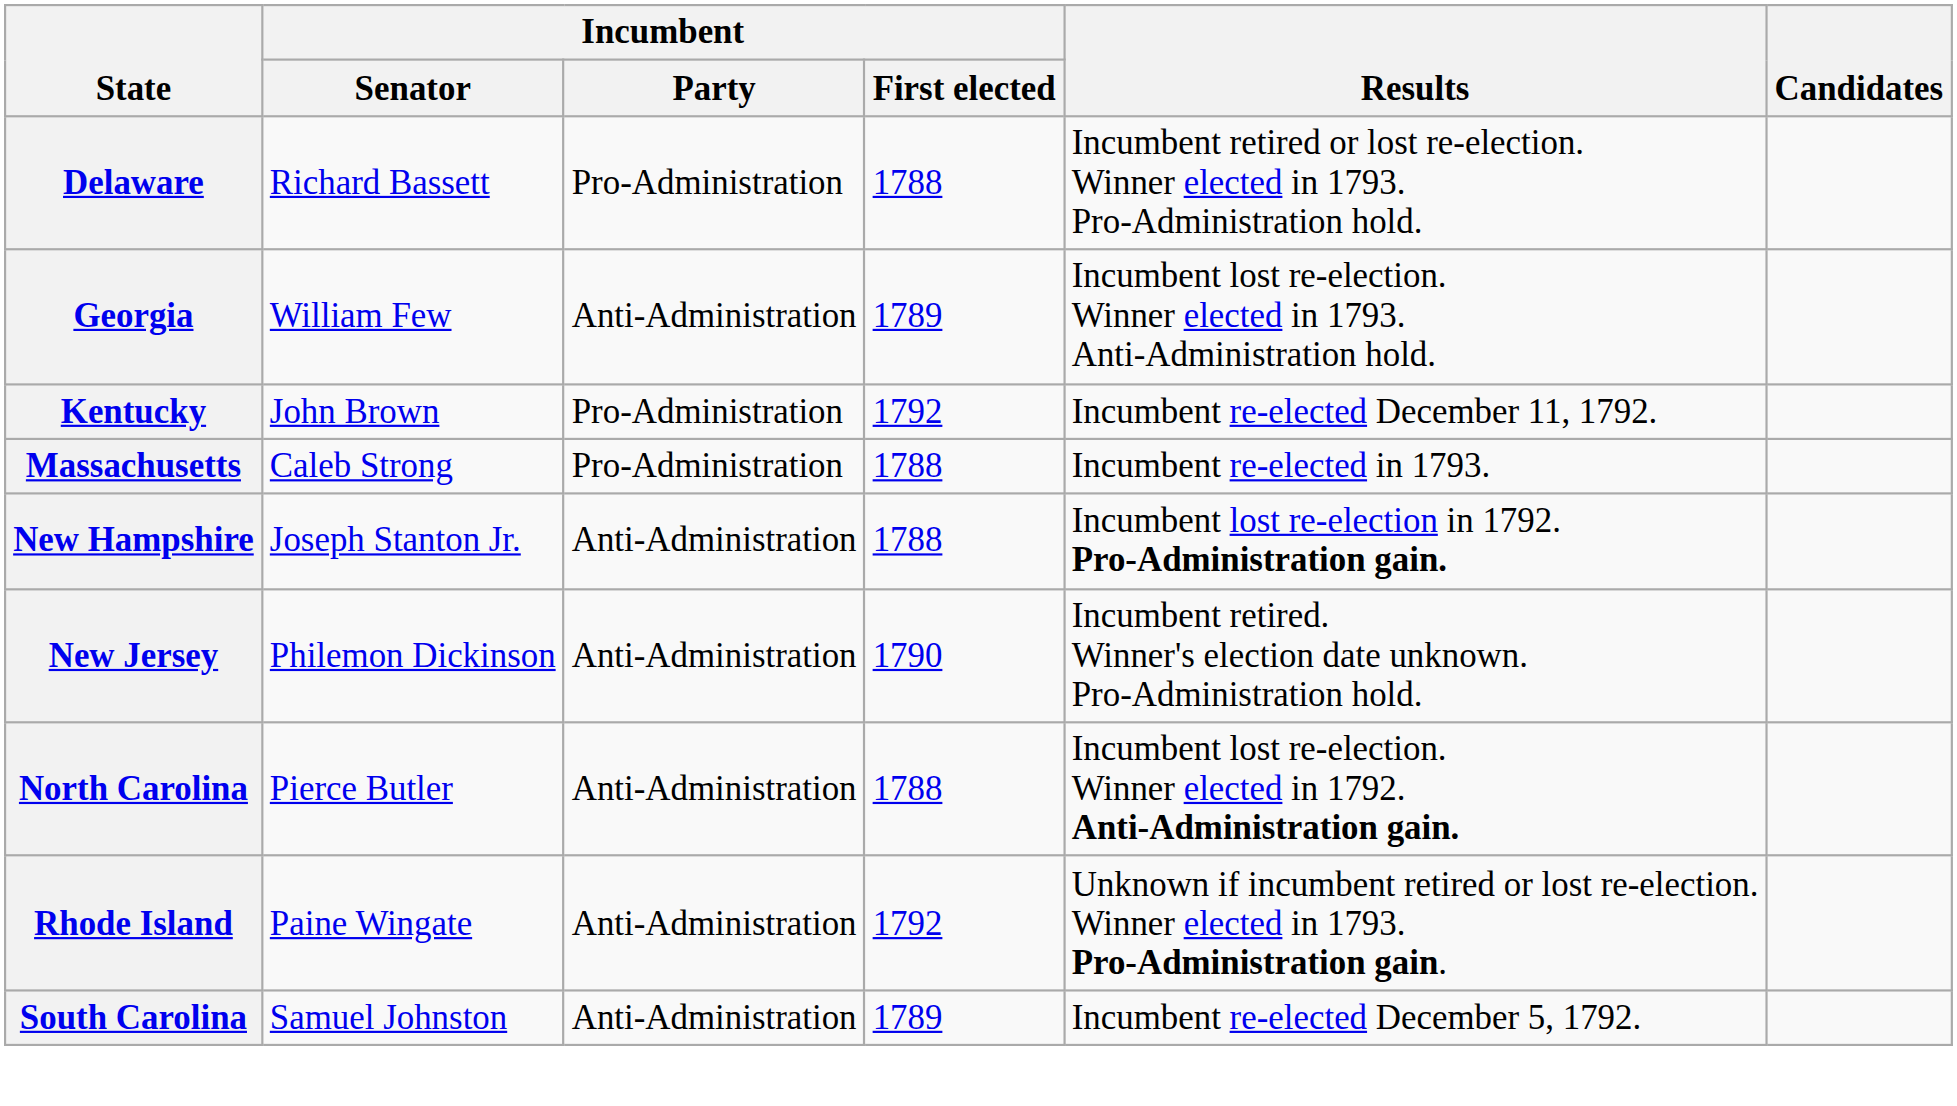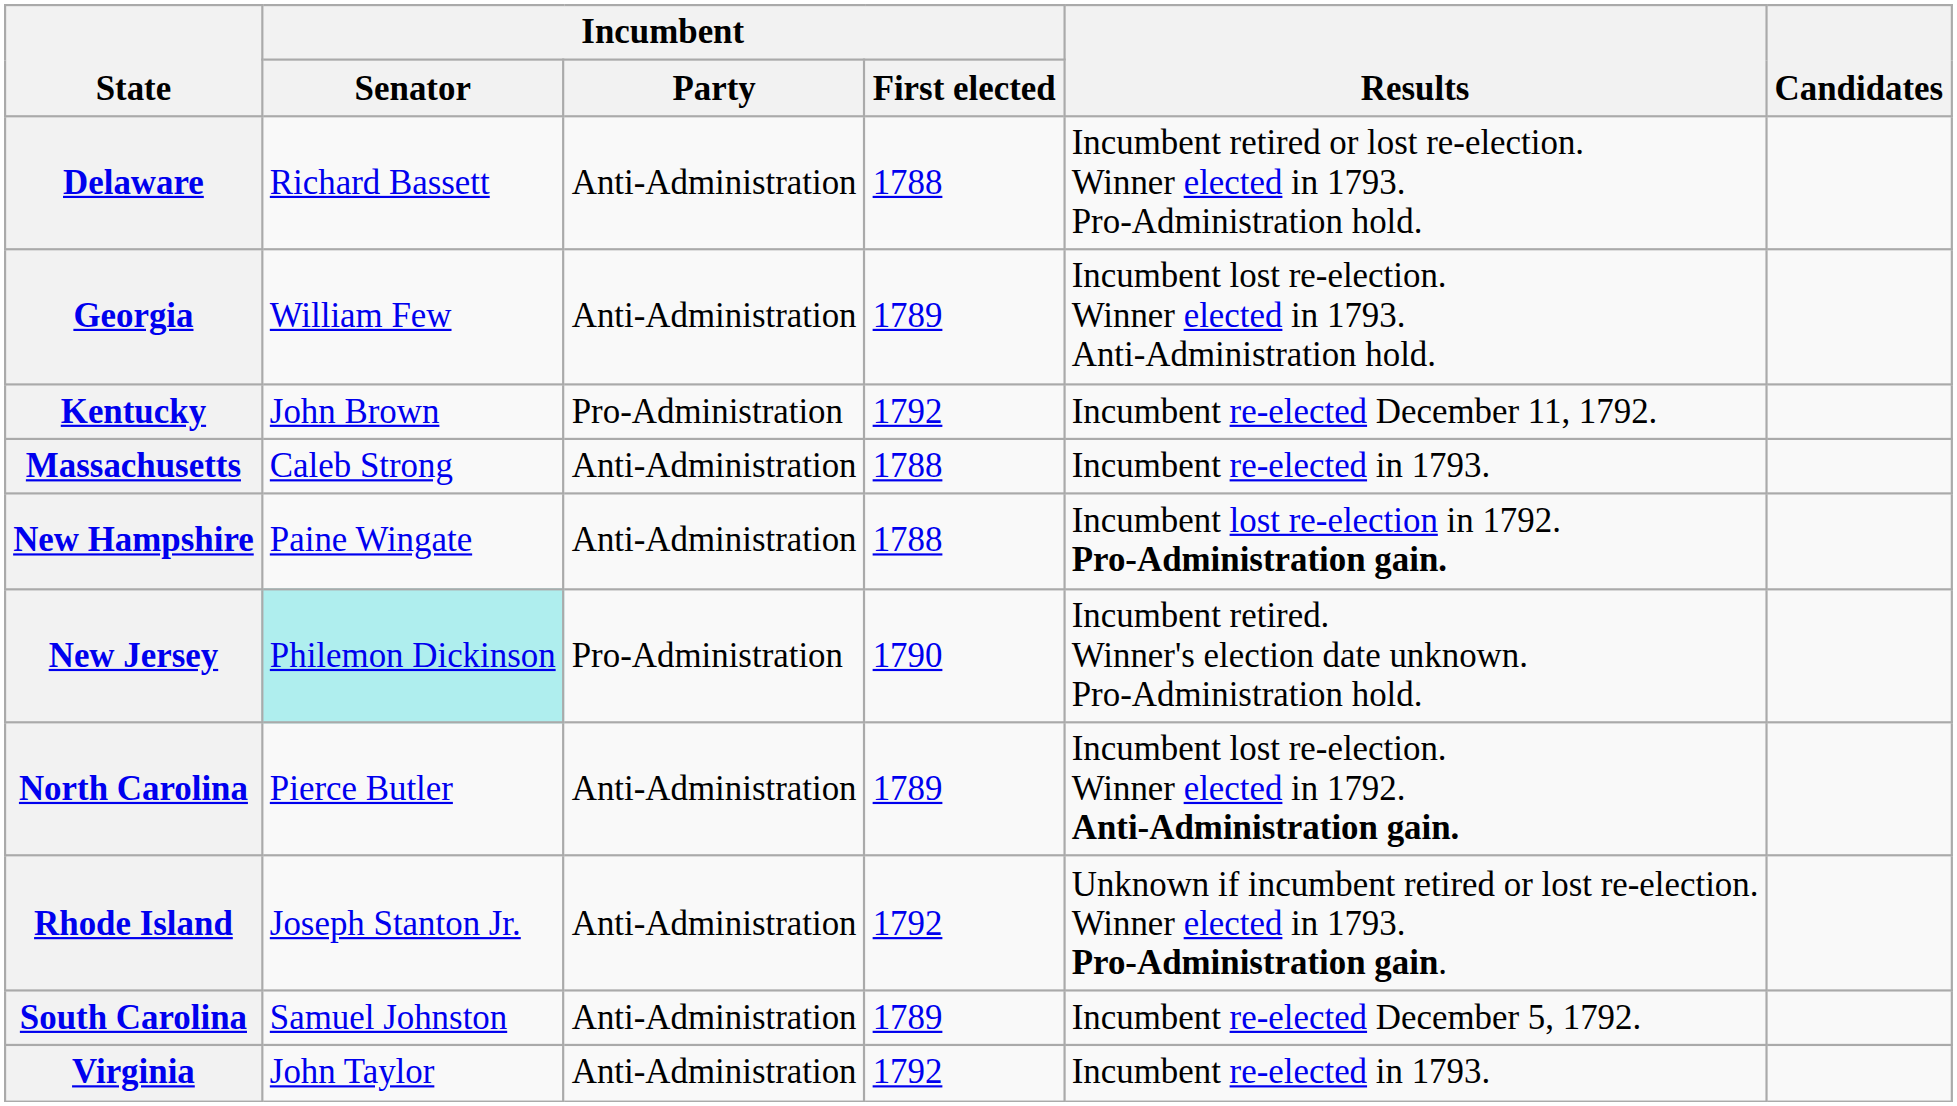(707, 182) Pro-Administration -> (714, 182) Anti-Administration
(707, 465) Pro-Administration -> (714, 465) Anti-Administration
(395, 540) Joseph Stanton Jr. -> (371, 540) Paine Wingate
(413, 654) no background -> (413, 654) paleturquoise background
(714, 654) Anti-Administration -> (707, 654) Pro-Administration
(908, 788) 1788 -> (908, 788) 1789
(371, 922) Paine Wingate -> (395, 922) Joseph Stanton Jr.
+ row: (133, 1072)
